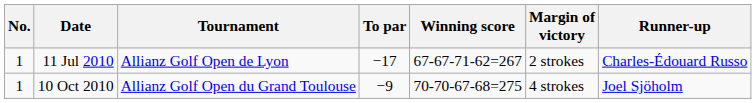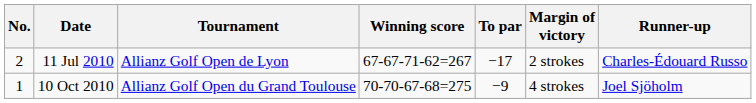columns swapped: (468, 26) <-> (385, 26)
(19, 60) 1 -> (19, 60) 2
